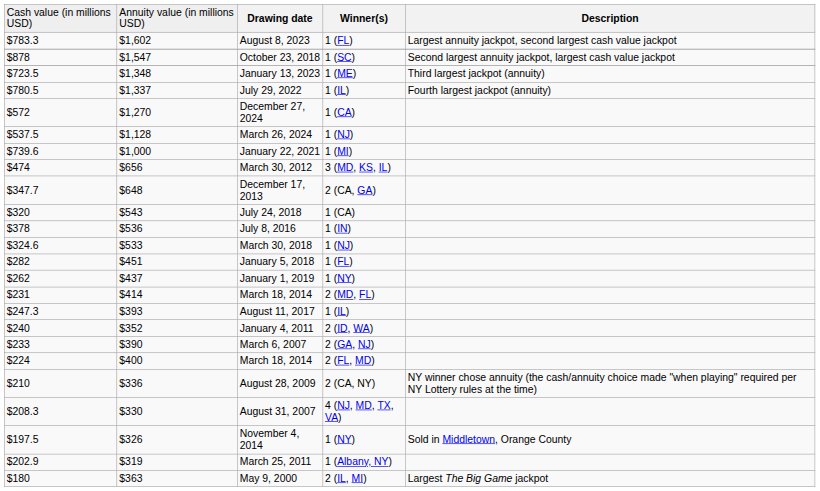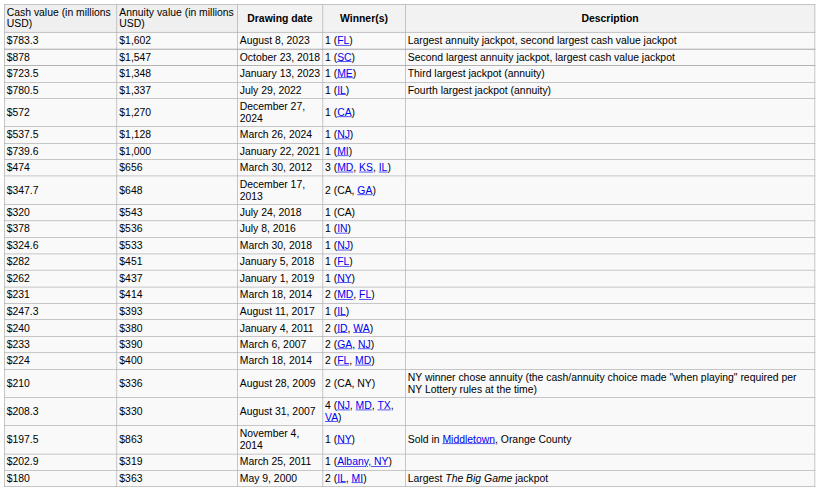(131, 328) $352 -> (131, 328) $380
(131, 439) $326 -> (131, 439) $863
